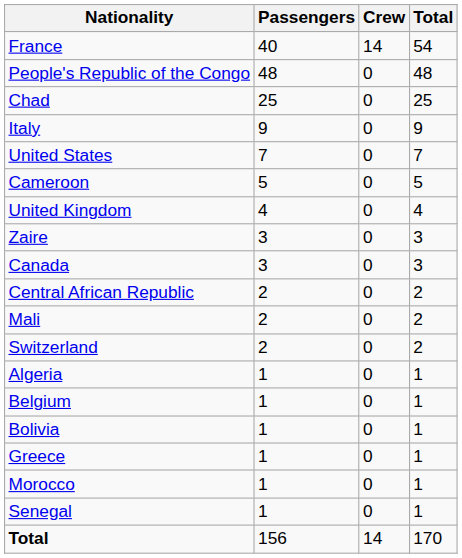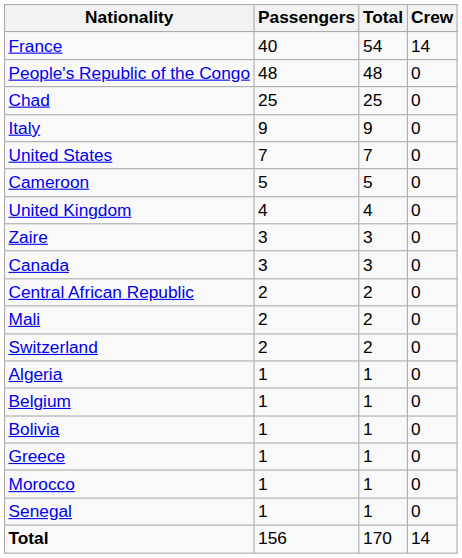columns swapped: (384, 18) <-> (433, 18)
